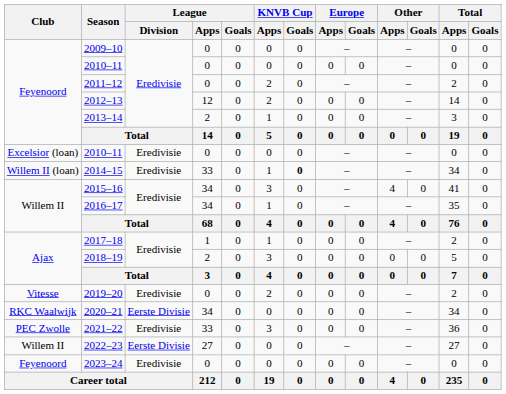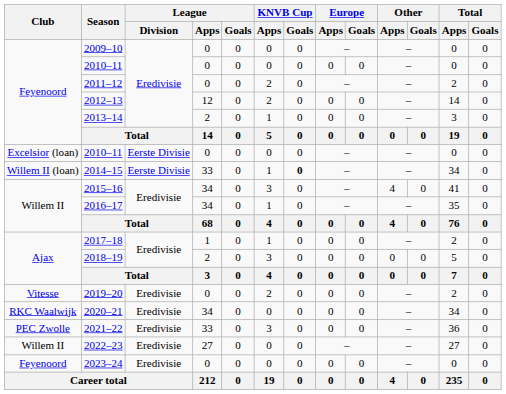(159, 153) Eredivisie -> (159, 153) Eerste Divisie
(159, 170) Eredivisie -> (159, 170) Eerste Divisie
(159, 310) Eerste Divisie -> (159, 310) Eredivisie
(159, 345) Eerste Divisie -> (159, 345) Eredivisie
